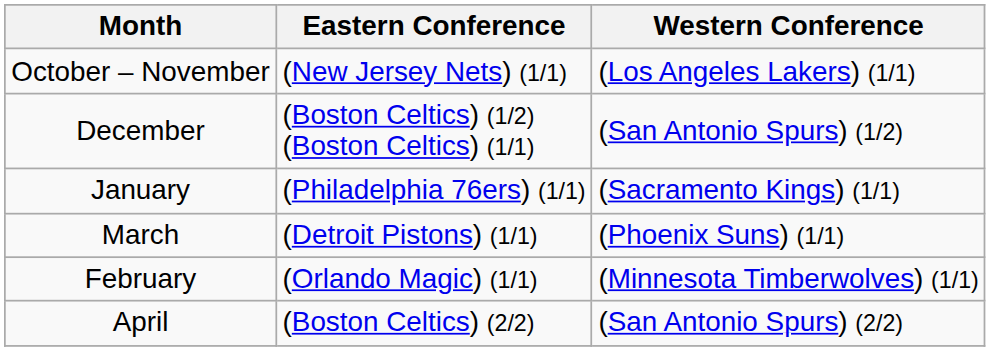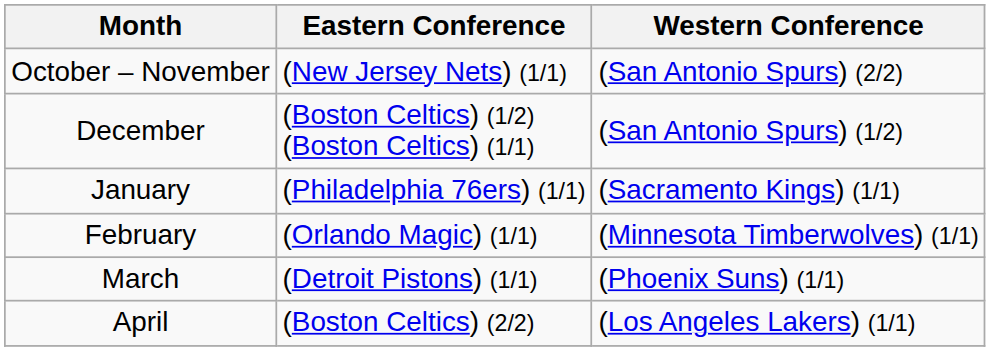(757, 70) (Los Angeles Lakers) (1/1) -> (751, 70) (San Antonio Spurs) (2/2)
rows swapped: (140, 278) <-> (140, 234)
(751, 322) (San Antonio Spurs) (2/2) -> (757, 322) (Los Angeles Lakers) (1/1)
